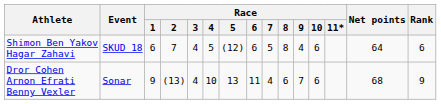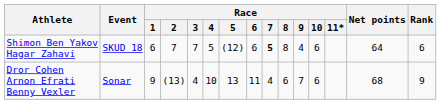(195, 49) 4 -> (195, 49) 7
(270, 49) normal -> (270, 49) bold
